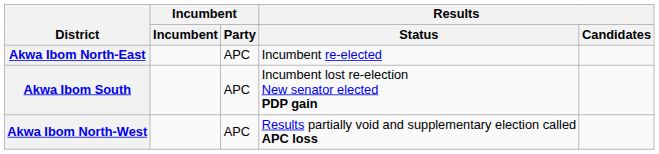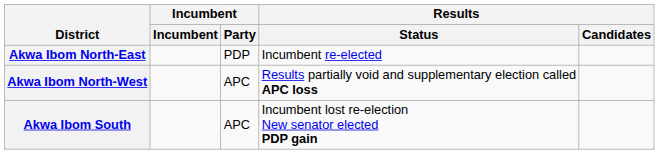(237, 55) APC -> (237, 55) PDP
rows swapped: (77, 131) <-> (77, 89)
